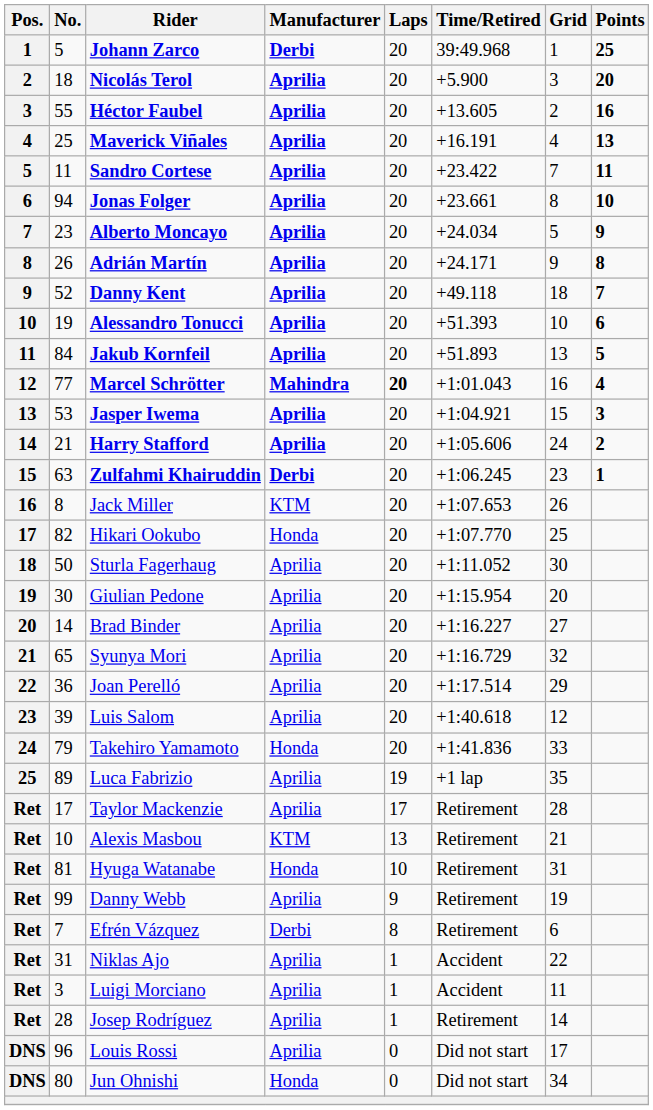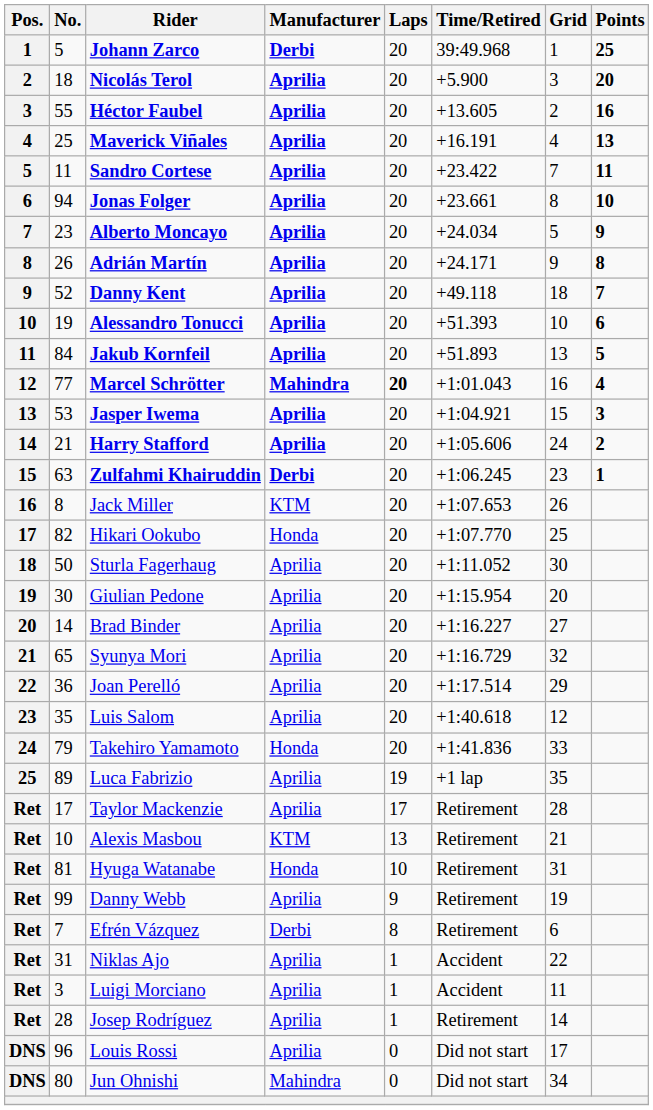(63, 717) 39 -> (63, 717) 35
(294, 1081) Honda -> (305, 1081) Mahindra
